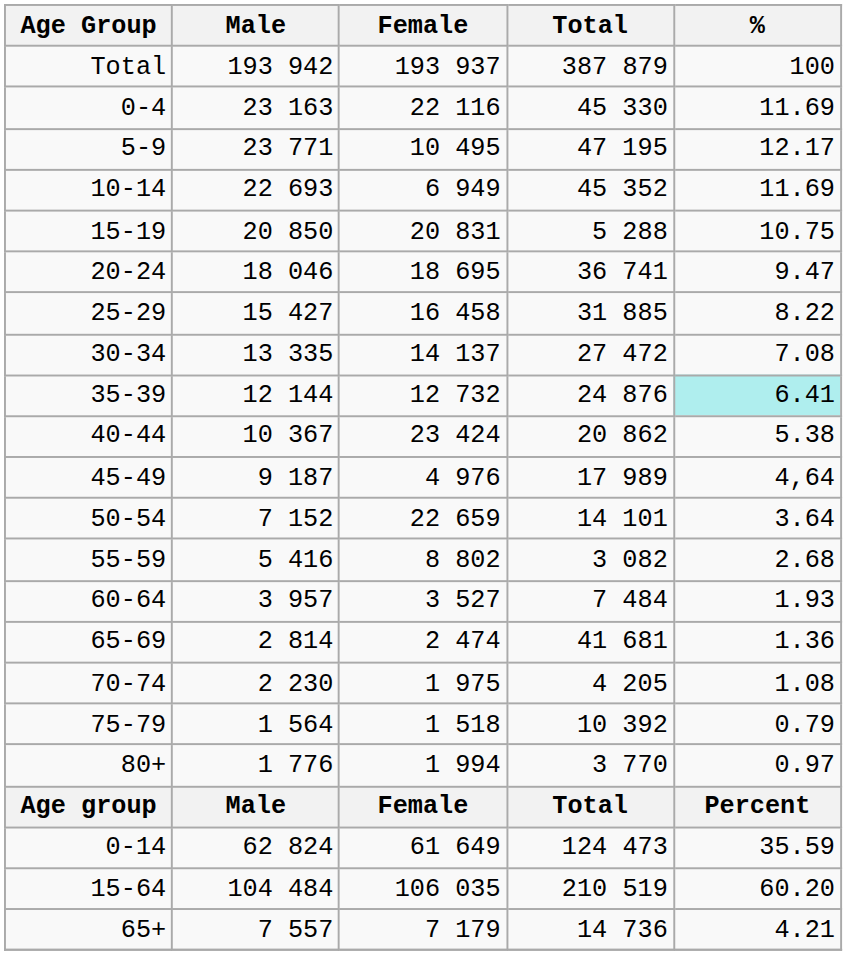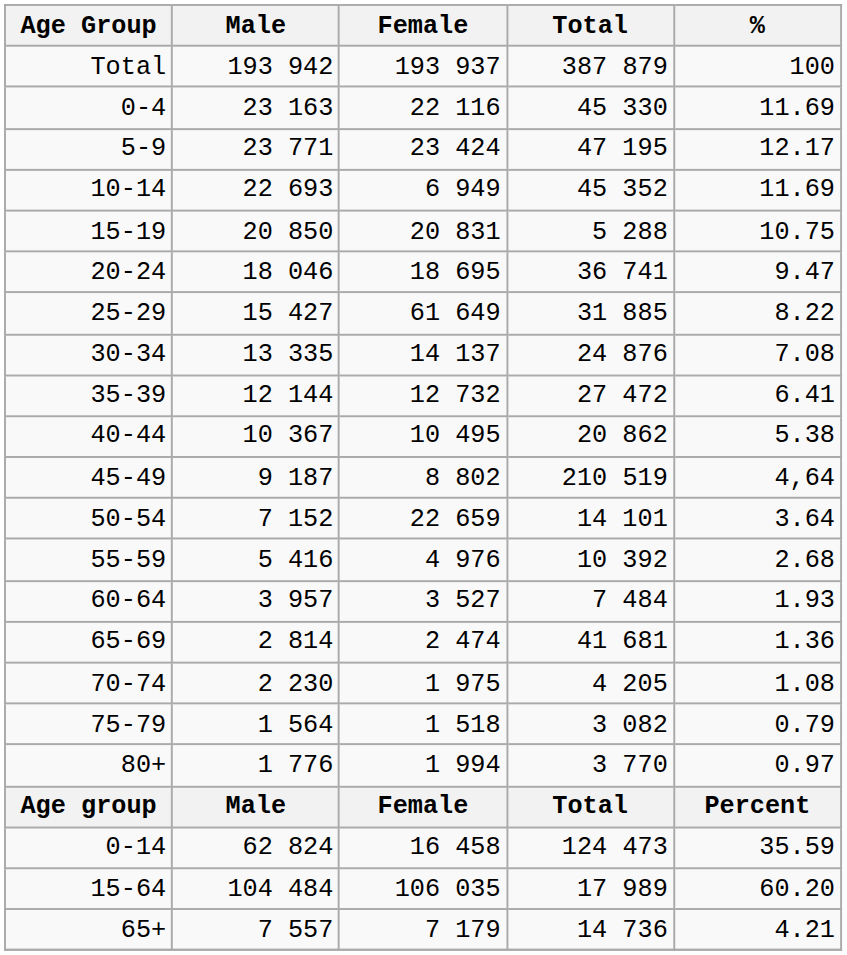(455, 149) 10 495 -> (455, 149) 23 424
(455, 313) 16 458 -> (455, 313) 61 649
(622, 354) 27 472 -> (622, 354) 24 876
(622, 395) 24 876 -> (622, 395) 27 472
(805, 395) paleturquoise background -> (805, 395) no background
(455, 437) 23 424 -> (455, 437) 10 495
(463, 478) 4 976 -> (463, 478) 8 802
(622, 478) 17 989 -> (615, 478) 210 519
(463, 560) 8 802 -> (463, 560) 4 976
(630, 560) 3 082 -> (622, 560) 10 392
(622, 724) 10 392 -> (630, 724) 3 082
(455, 848) 61 649 -> (455, 848) 16 458
(615, 889) 210 519 -> (622, 889) 17 989
